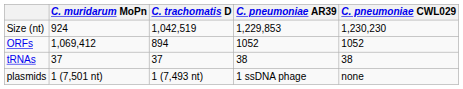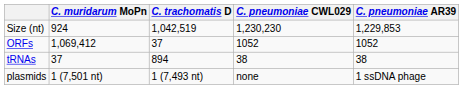columns swapped: (286, 12) <-> (399, 12)
(160, 44) 894 -> (157, 44) 37
(157, 60) 37 -> (160, 60) 894
